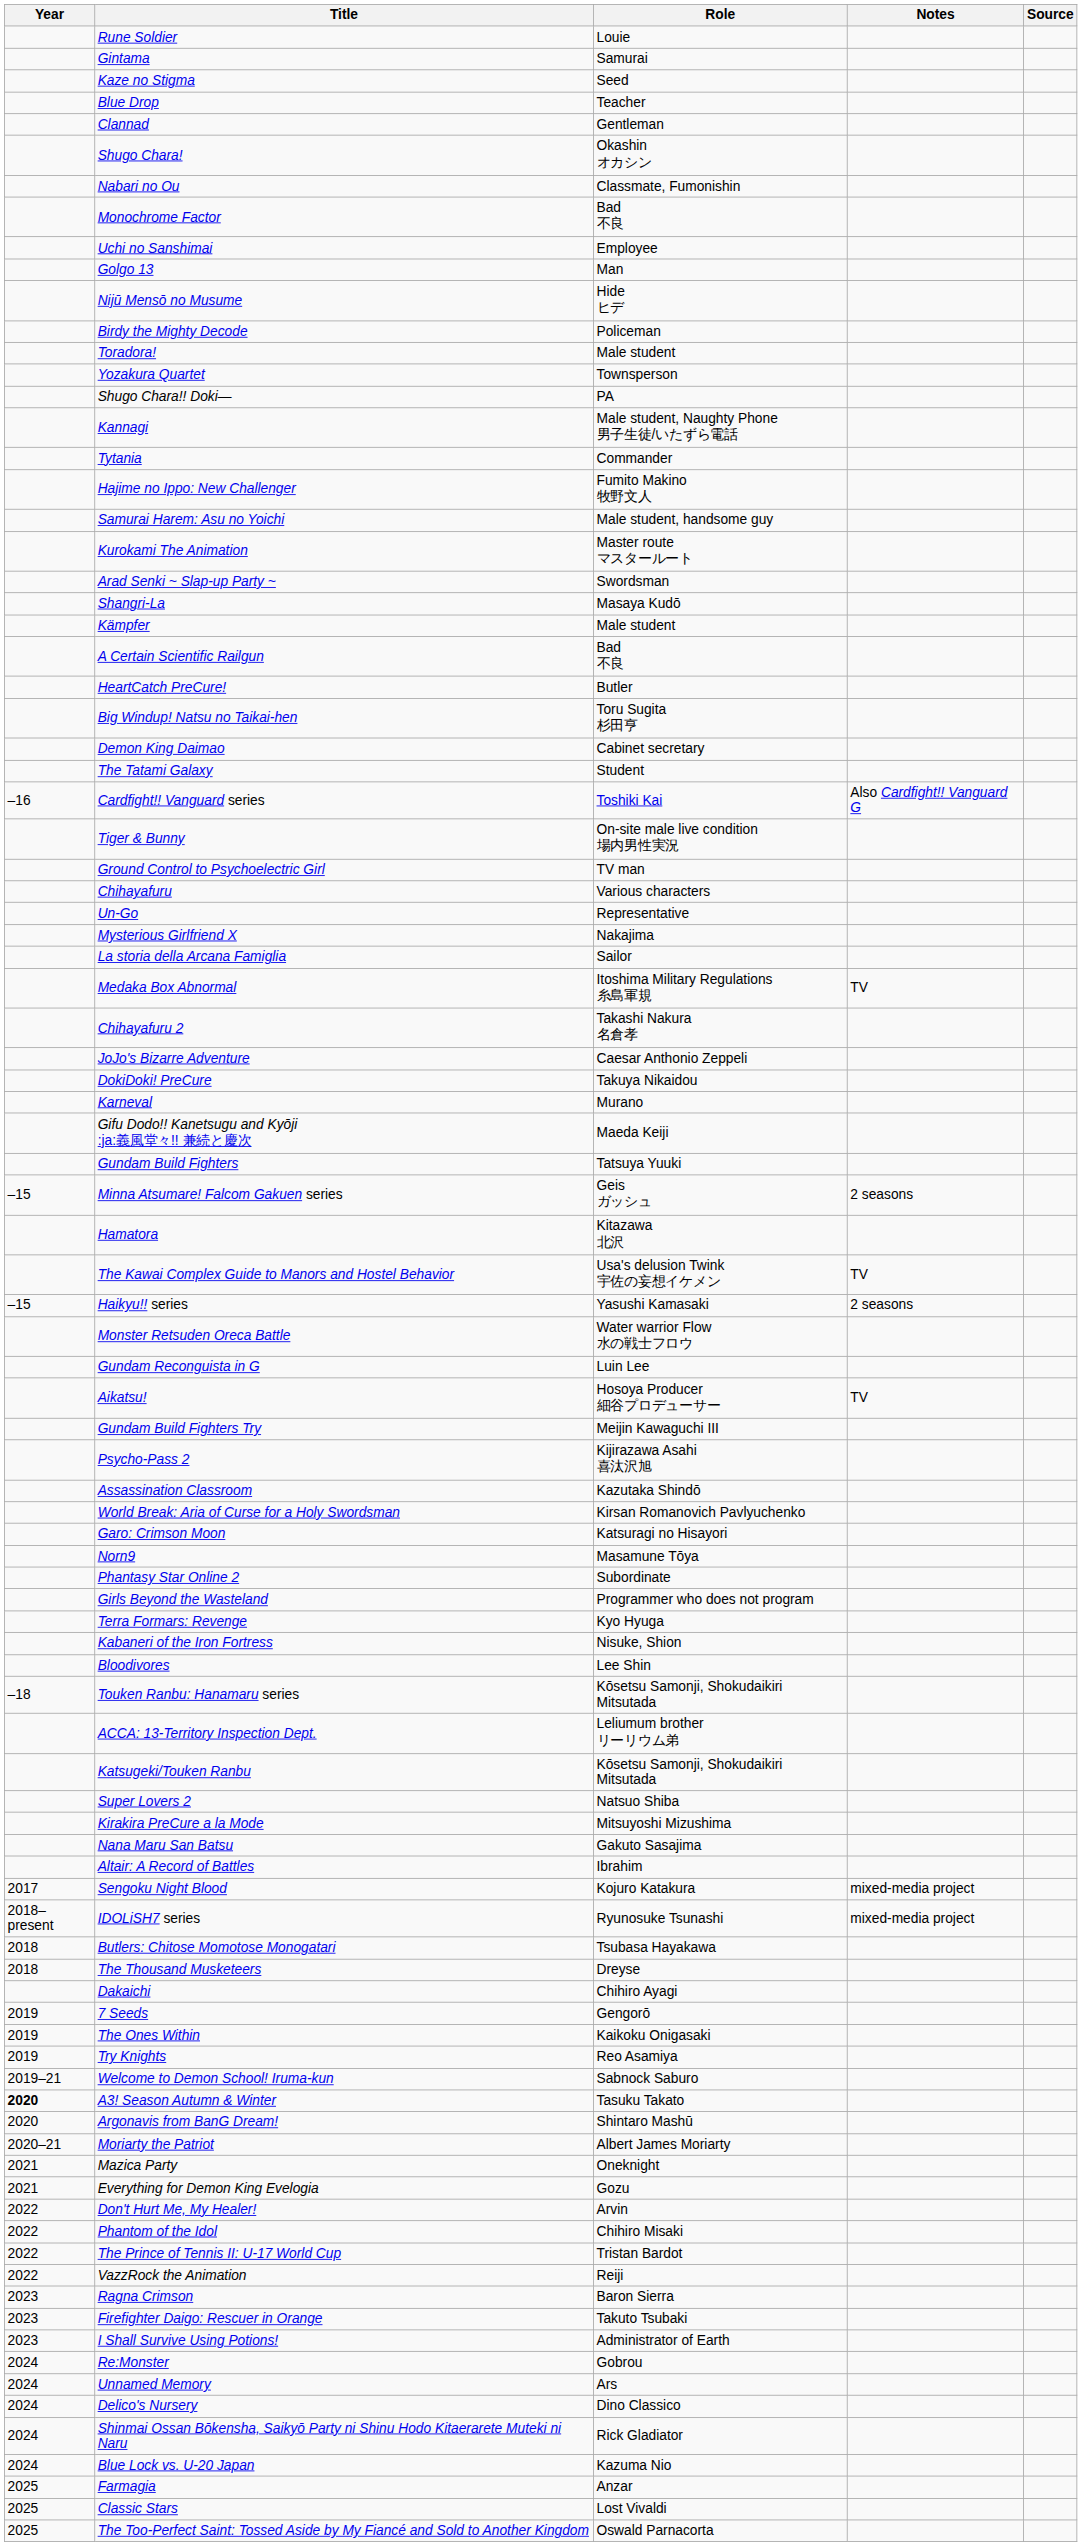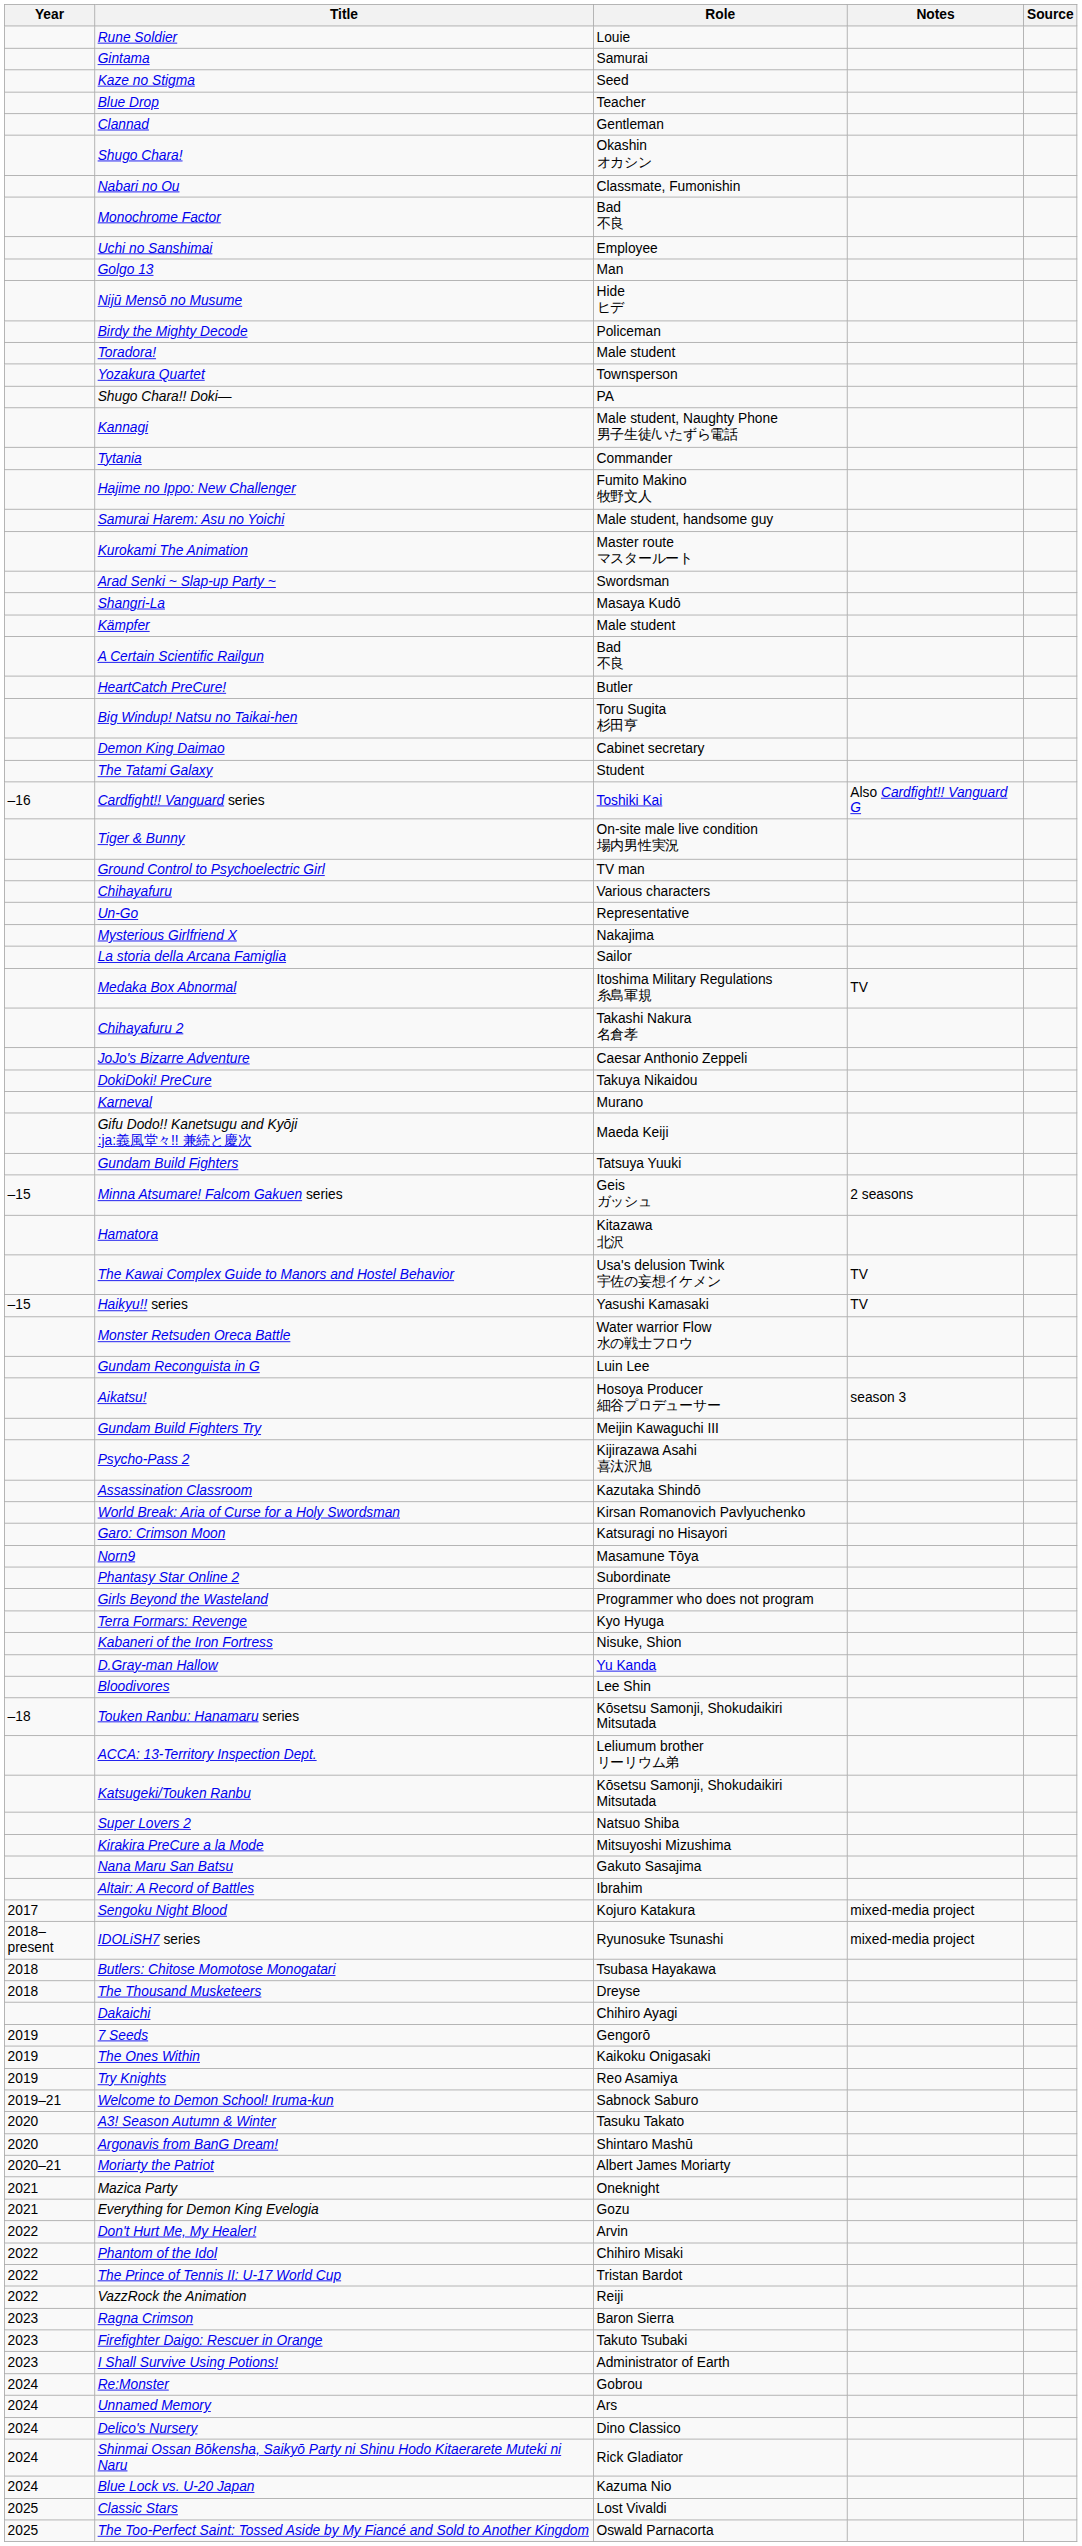(882, 1305) 2 seasons -> (859, 1305) TV
(859, 1398) TV -> (878, 1398) season 3
+ row: (158, 1665)
(23, 2100) bold -> (23, 2122) normal
- row: (127, 2487)
